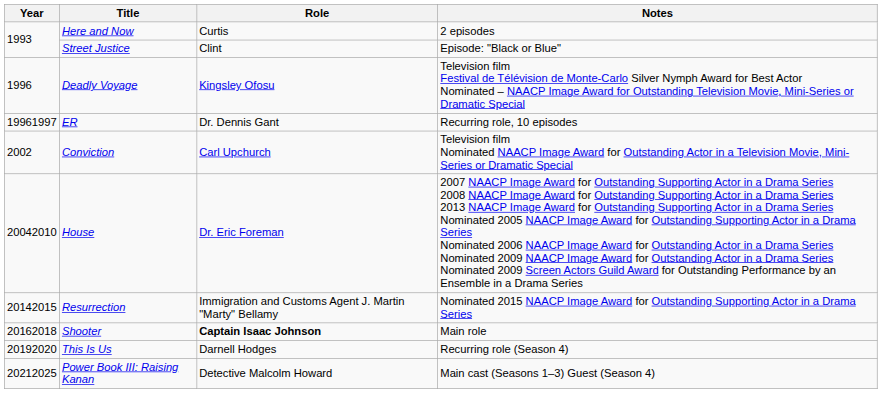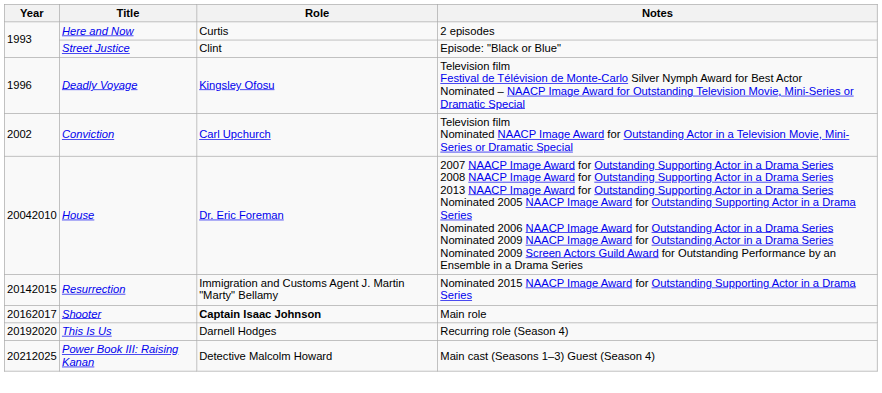- row: (70, 122)
(32, 331) 20162018 -> (32, 314) 20162017
